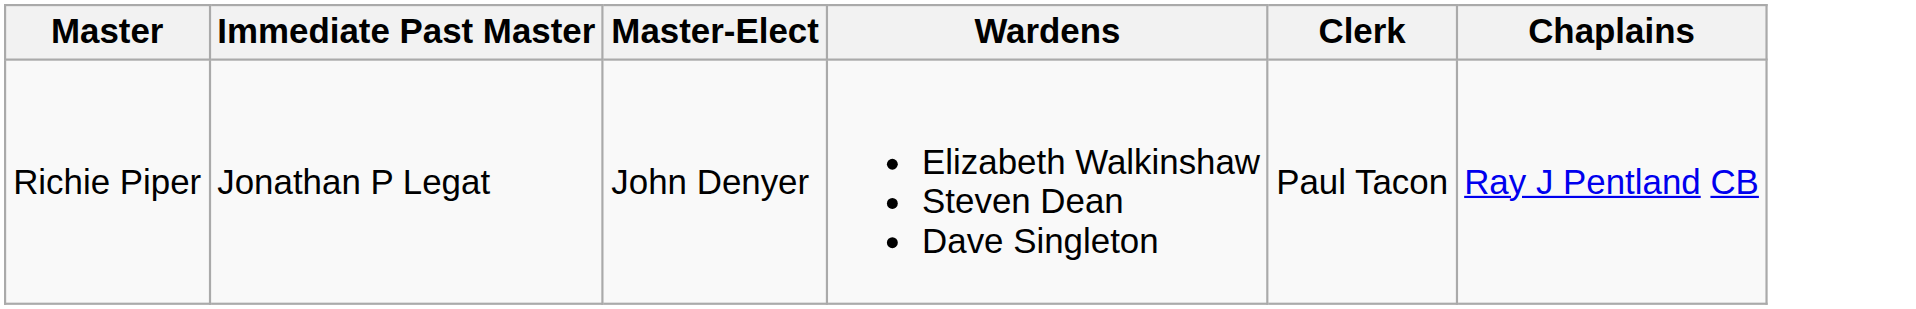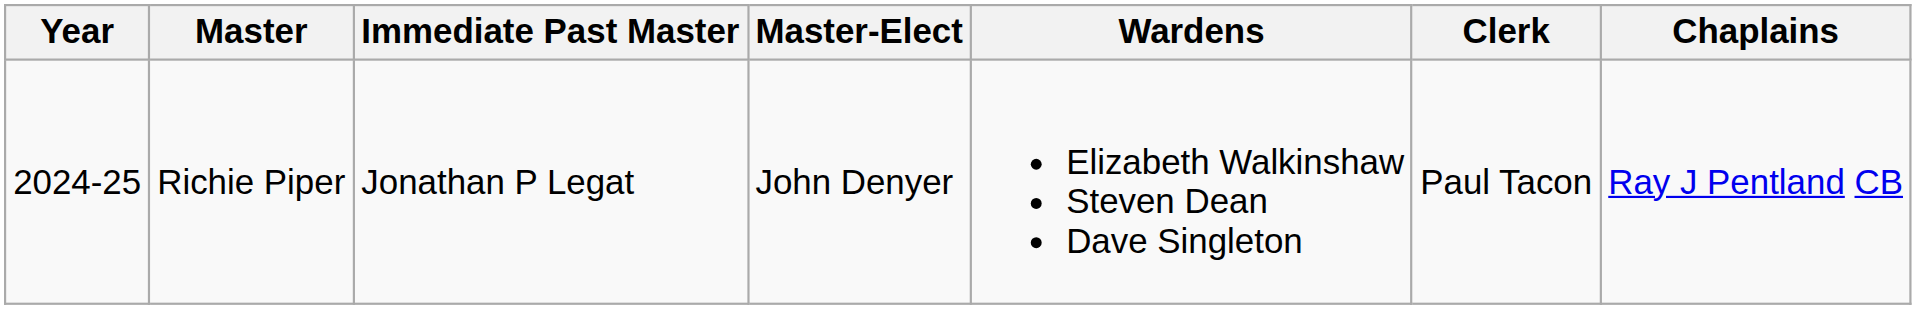+ column: (77, 32)
